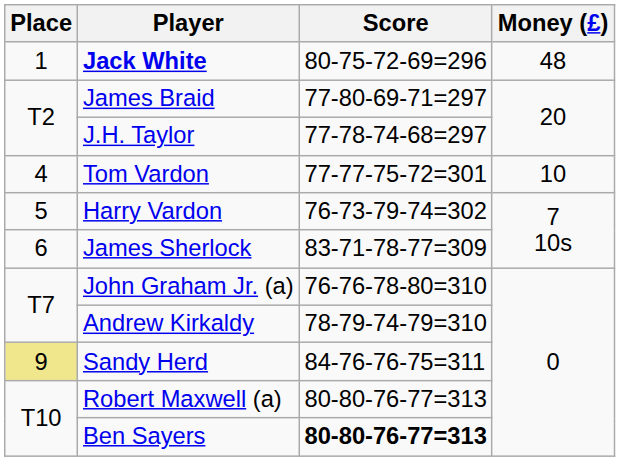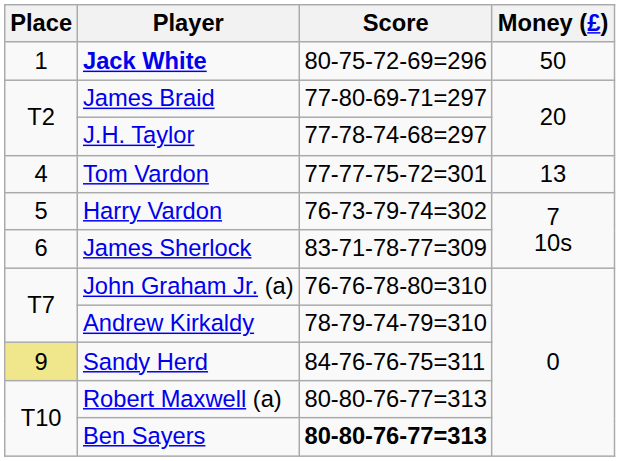(553, 60) 48 -> (553, 60) 50
(553, 173) 10 -> (553, 173) 13
